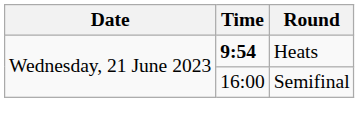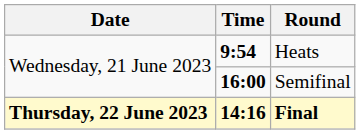(242, 81) normal -> (243, 81) bold
+ row: (296, 112)
